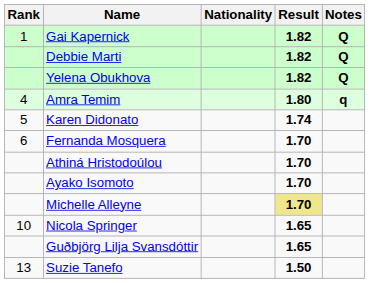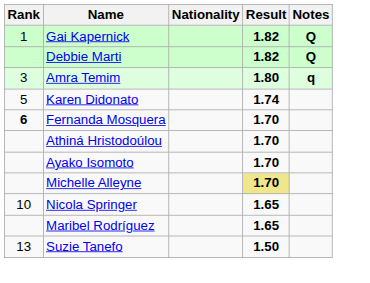- row: (98, 78)
(24, 99) 4 -> (24, 78) 3
(24, 141) normal -> (24, 120) bold
+ row: (100, 225)
- row: (122, 246)
